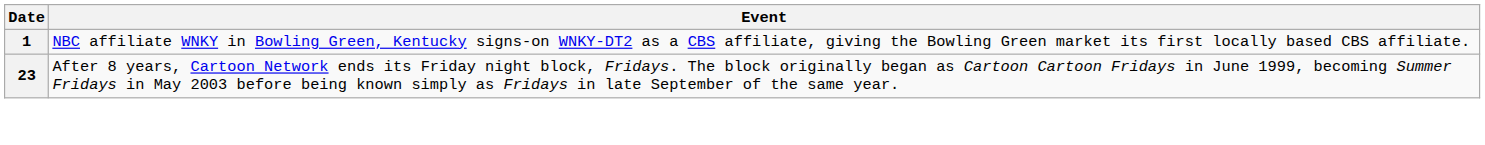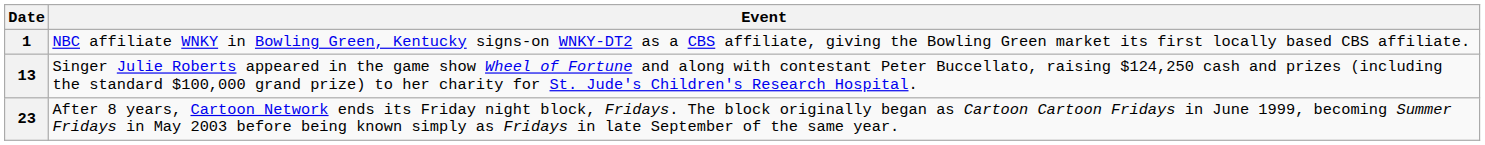+ row: (27, 76)
